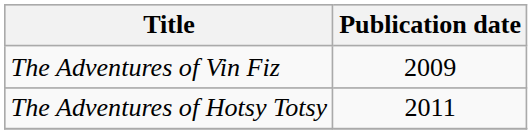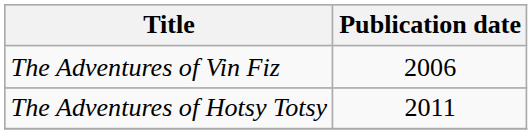(430, 66) 2009 -> (430, 66) 2006
